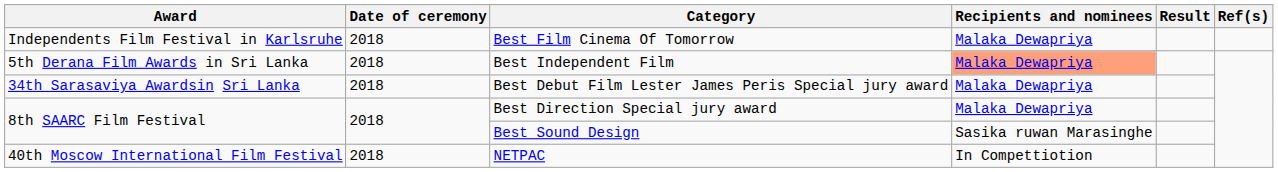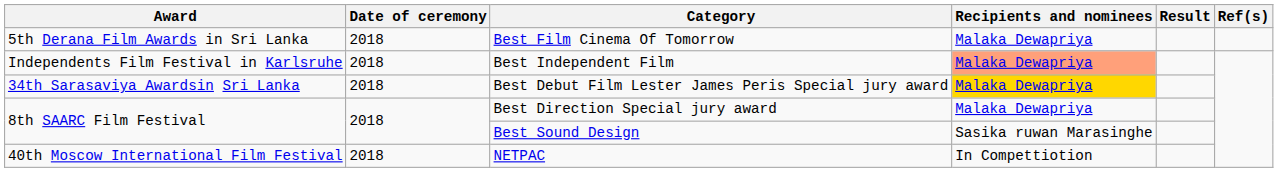(175, 40) Independents Film Festival in Karlsruhe -> (158, 40) 5th Derana Film Awards in Sri Lanka
(158, 63) 5th Derana Film Awards in Sri Lanka -> (175, 63) Independents Film Festival in Karlsruhe
(1024, 86) no background -> (1024, 86) gold background
